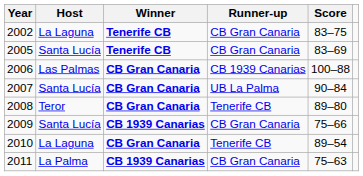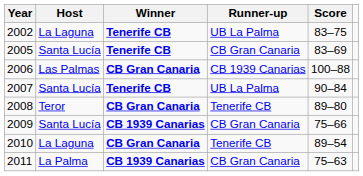(255, 32) CB Gran Canaria -> (245, 32) UB La Palma
(153, 87) CB Gran Canaria -> (138, 87) Tenerife CB
